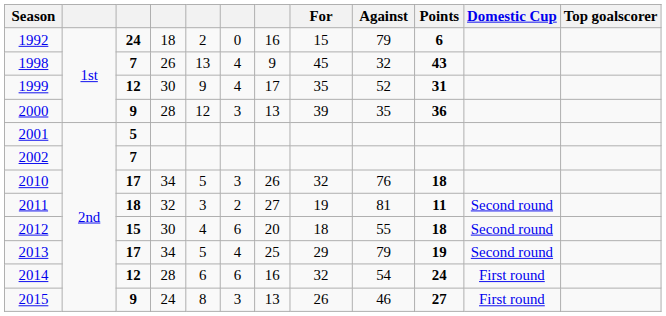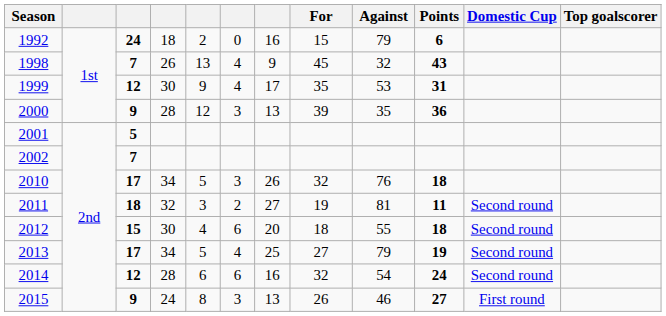(384, 87) 52 -> (384, 87) 53
(321, 252) 29 -> (321, 252) 27
(512, 275) First round -> (512, 275) Second round
